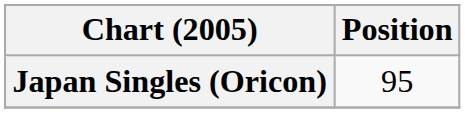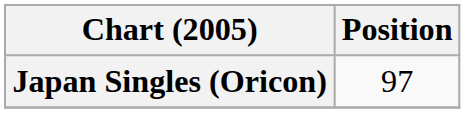(397, 81) 95 -> (397, 81) 97
